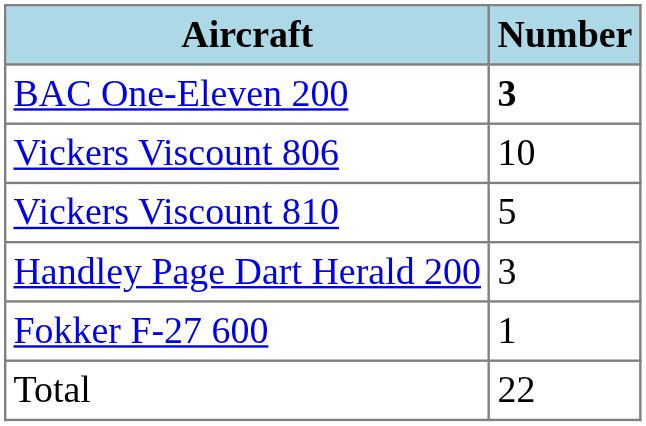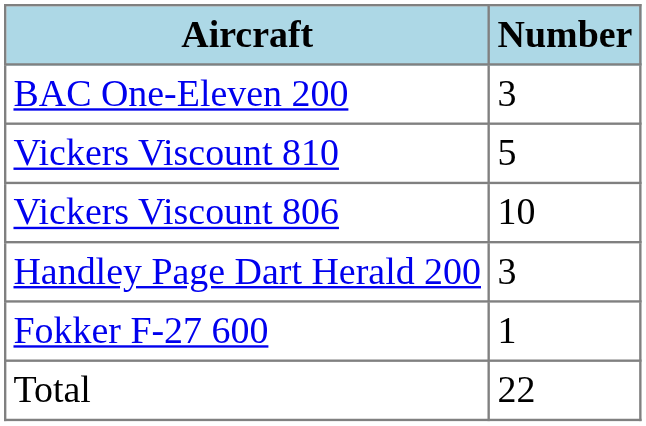(507, 93) bold -> (507, 93) normal
rows swapped: (176, 211) <-> (176, 152)
